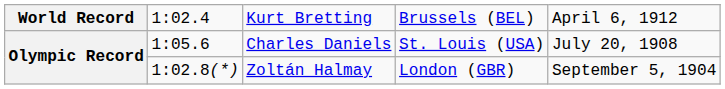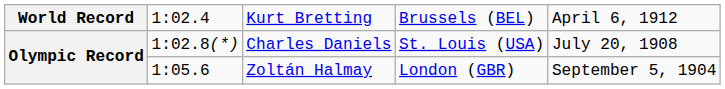(181, 44) 1:05.6 -> (195, 44) 1:02.8(*)
(195, 70) 1:02.8(*) -> (181, 70) 1:05.6
